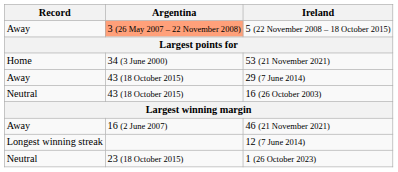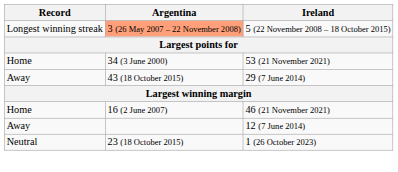(18, 28) Away -> (55, 28) Longest winning streak
- row: (283, 93)
(18, 126) Away -> (19, 110) Home
(55, 142) Longest winning streak -> (18, 126) Away
